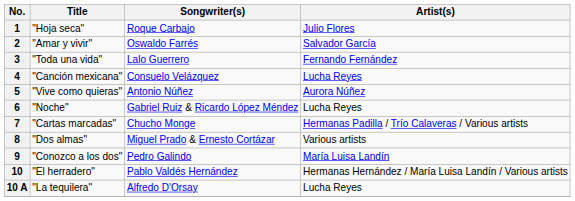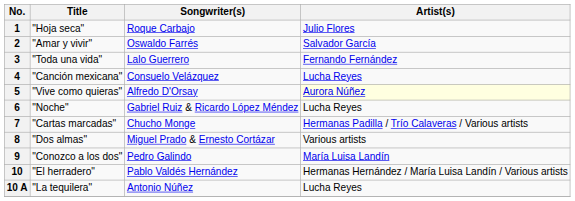(160, 92) Antonio Núñez -> (162, 92) Alfredo D'Orsay
(334, 92) no background -> (334, 92) lightyellow background
(162, 188) Alfredo D'Orsay -> (160, 188) Antonio Núñez
